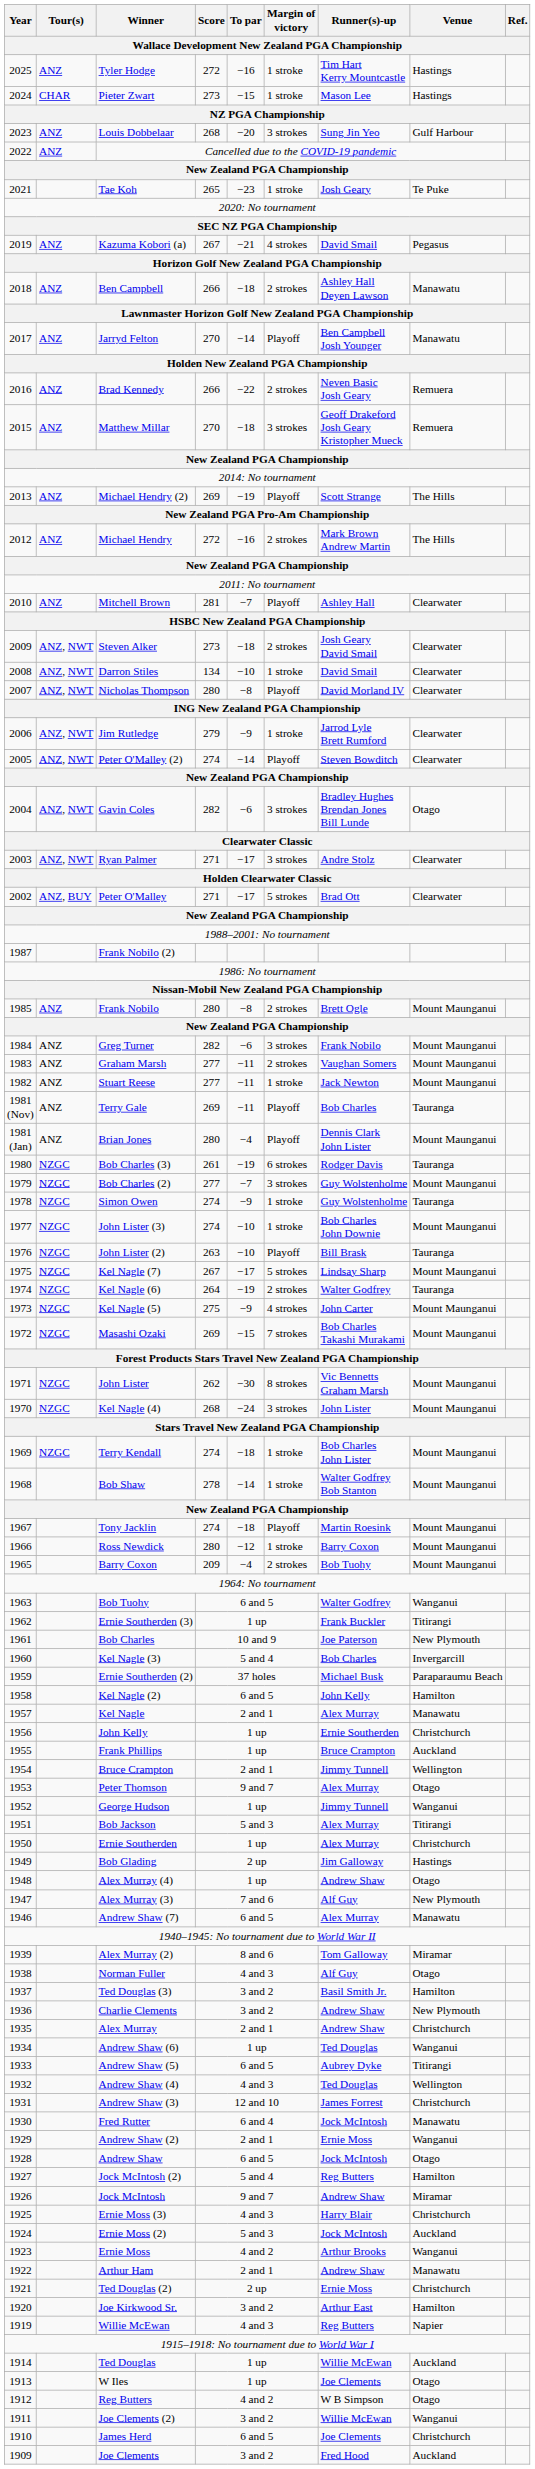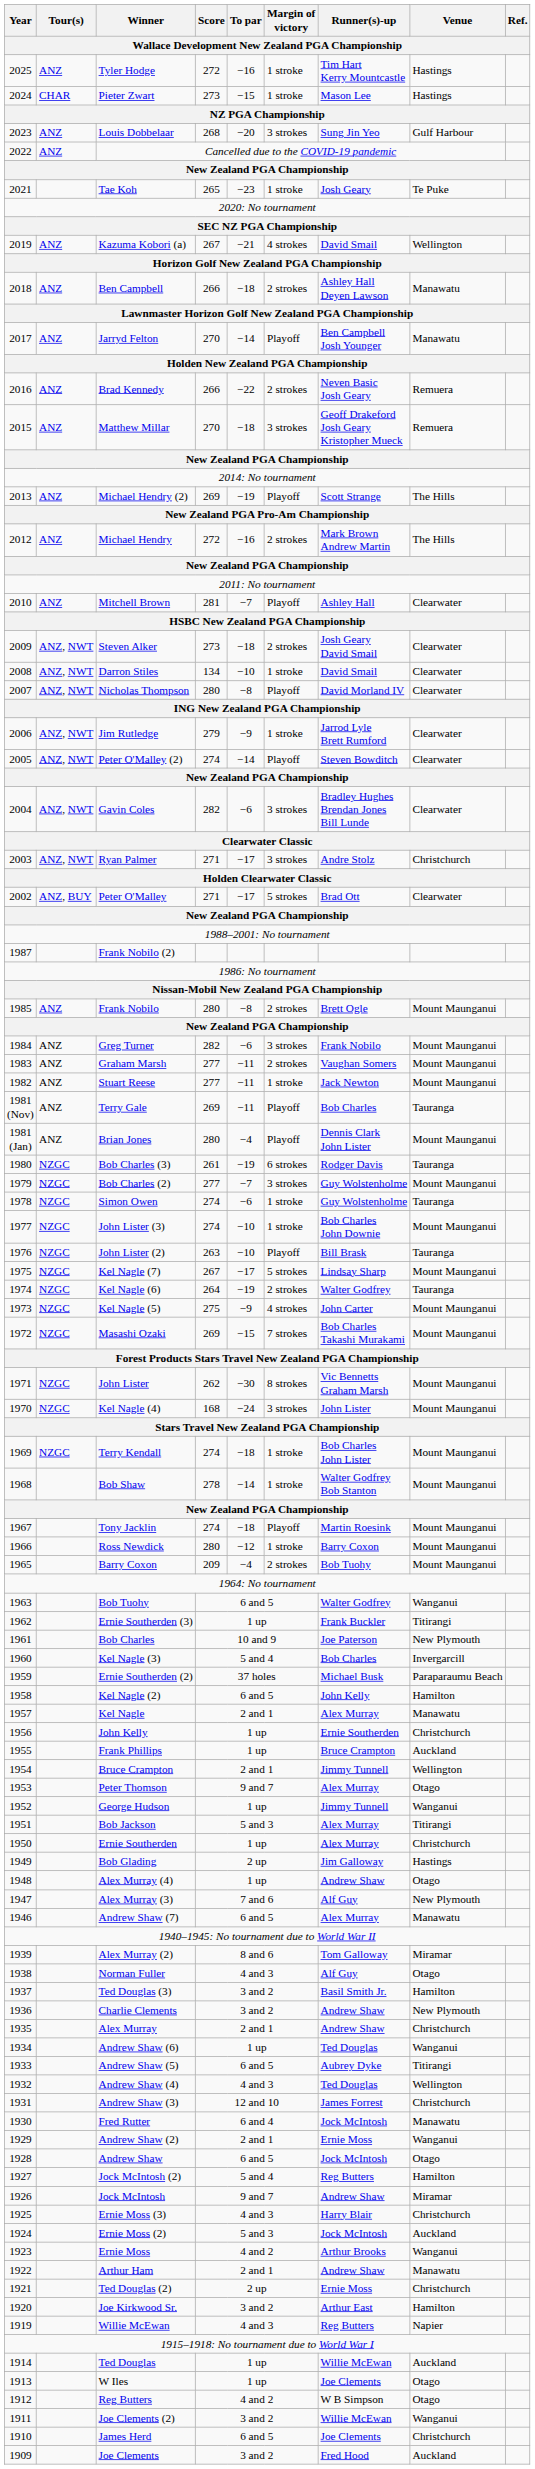(431, 244) Pegasus -> (437, 244) Wellington
(426, 809) Otago -> (437, 809) Clearwater
(437, 860) Clearwater -> (441, 860) Christchurch
(246, 1201) −9 -> (246, 1201) −6
(211, 1408) 268 -> (211, 1408) 168
